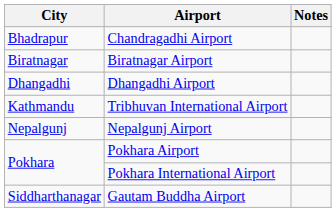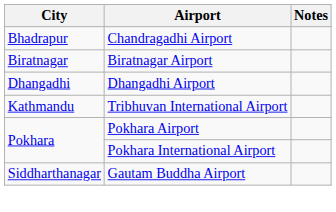- row: (160, 128)
